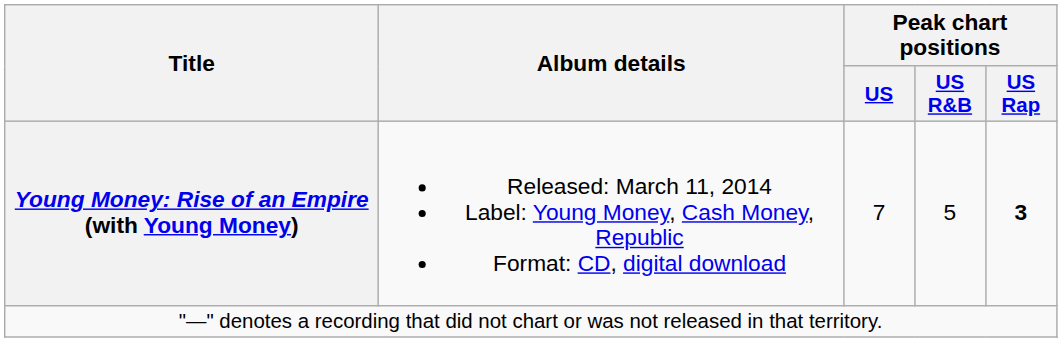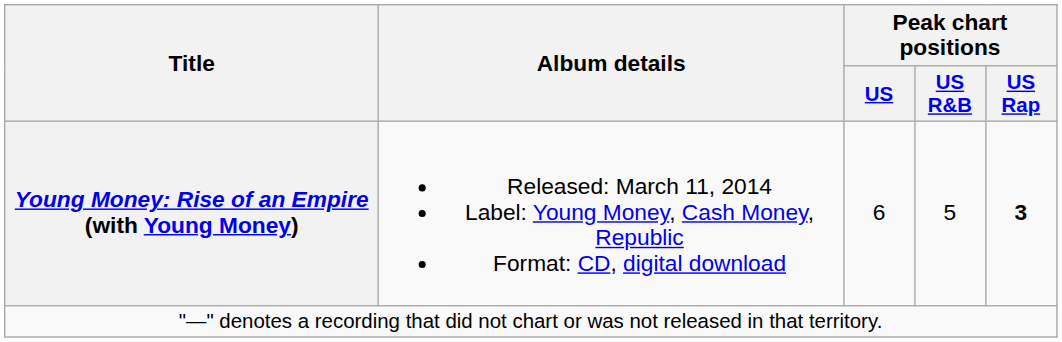(879, 212) 7 -> (879, 212) 6
